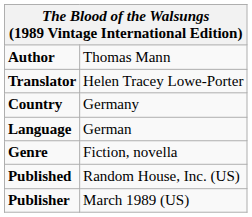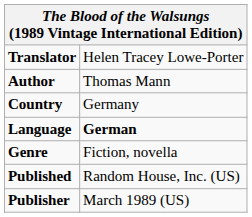rows swapped: (31, 57) <-> (42, 81)
(107, 128) normal -> (110, 128) bold
